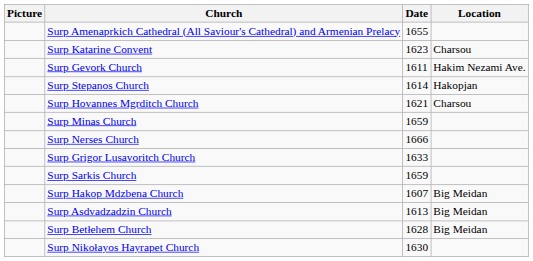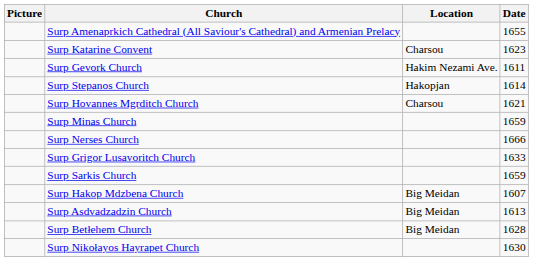columns swapped: (479, 13) <-> (417, 13)
